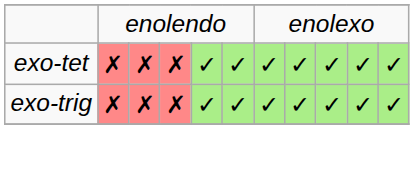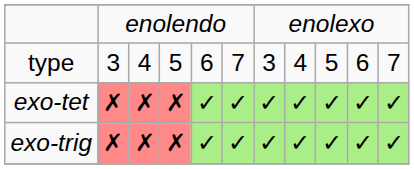+ row: (51, 62)
